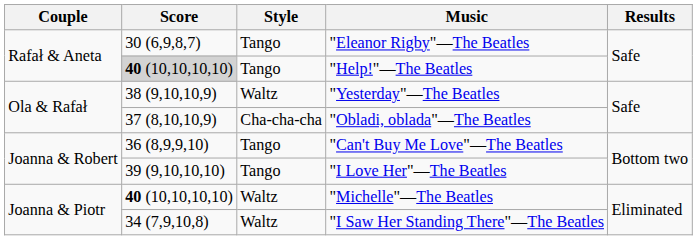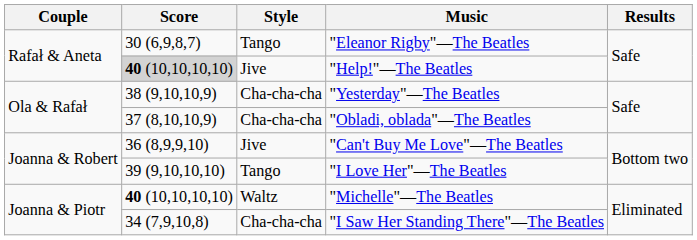(260, 68) Tango -> (253, 68) Jive
(259, 94) Waltz -> (281, 94) Cha-cha-cha
(260, 145) Tango -> (253, 145) Jive
(259, 222) Waltz -> (281, 222) Cha-cha-cha
